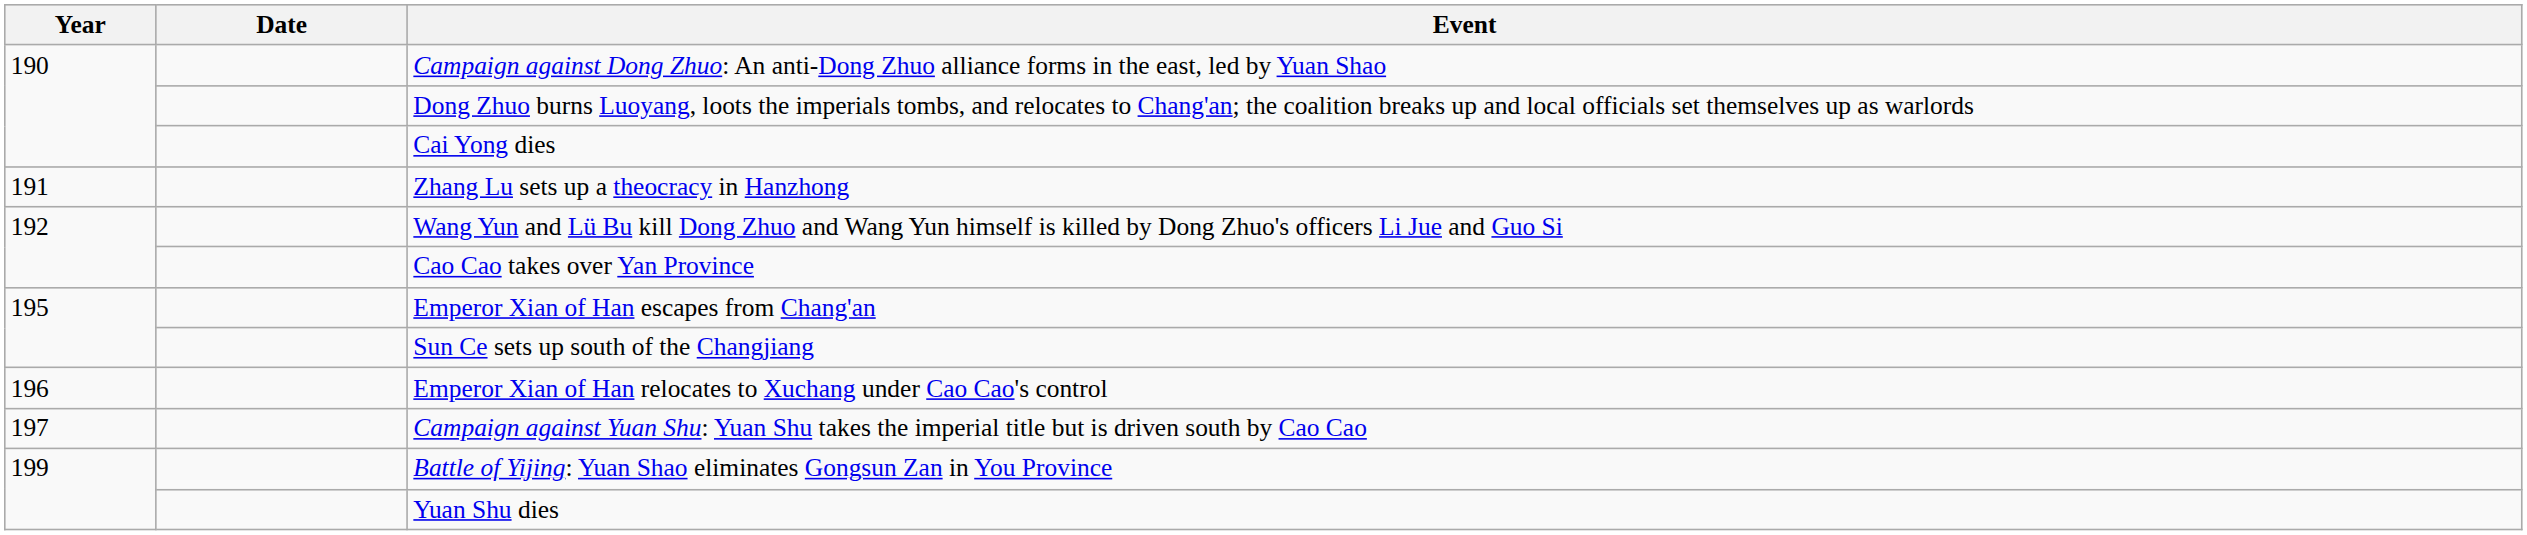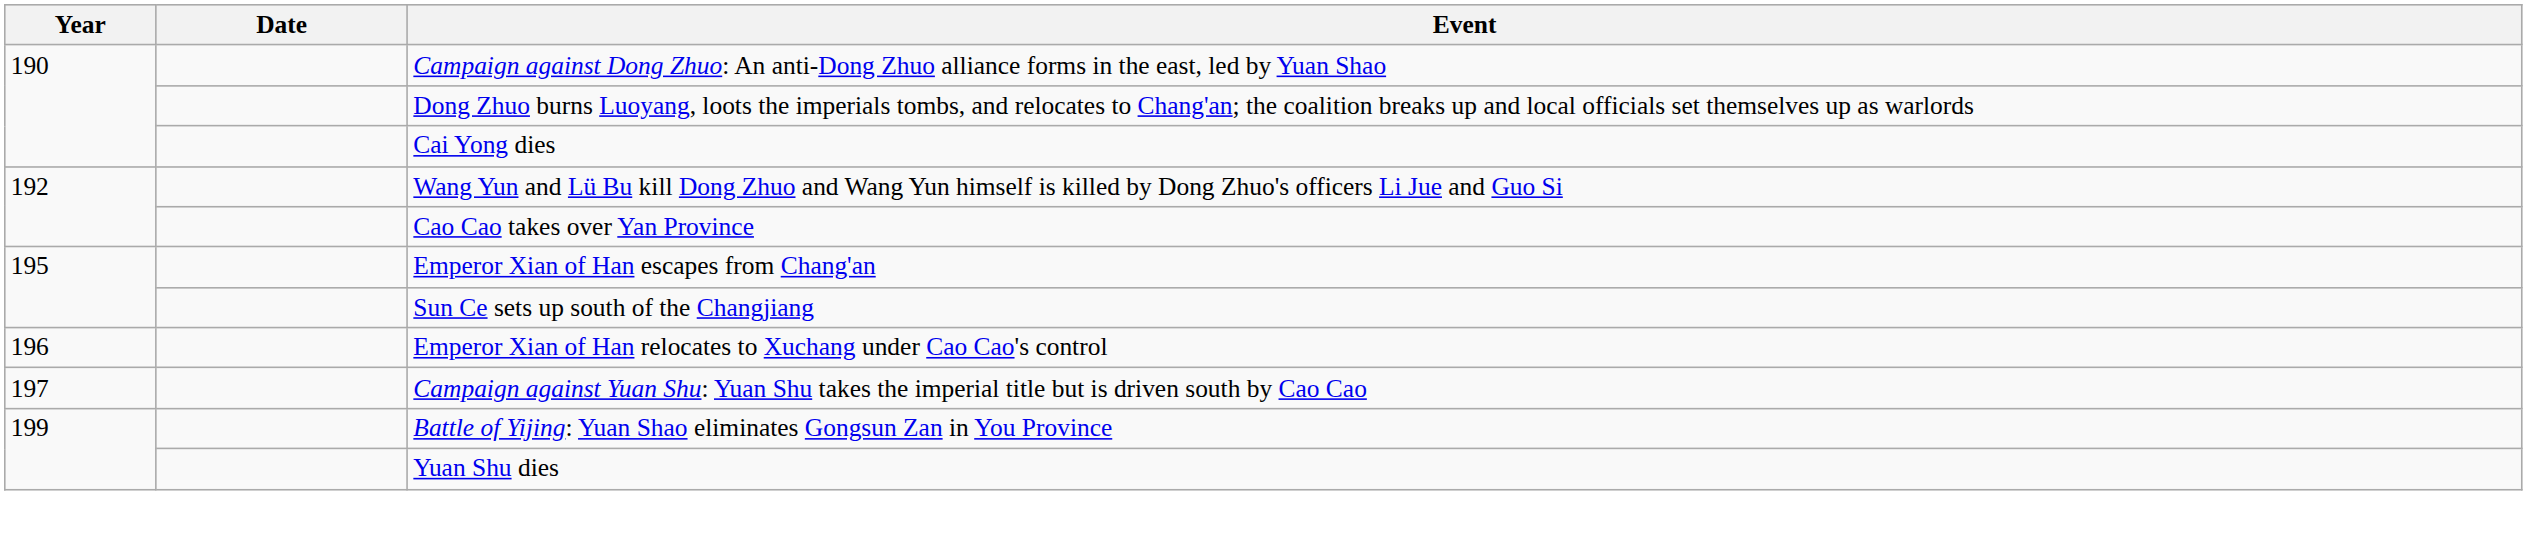- row: (631, 186)
